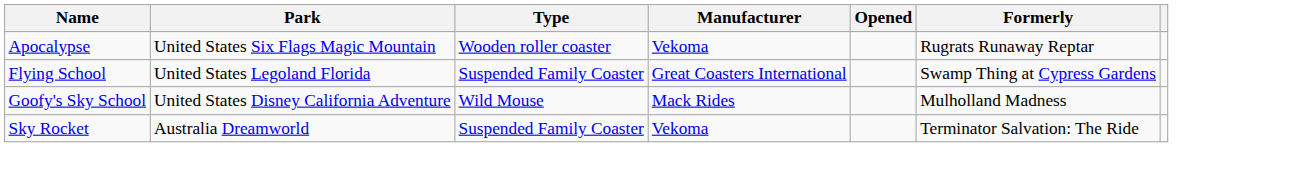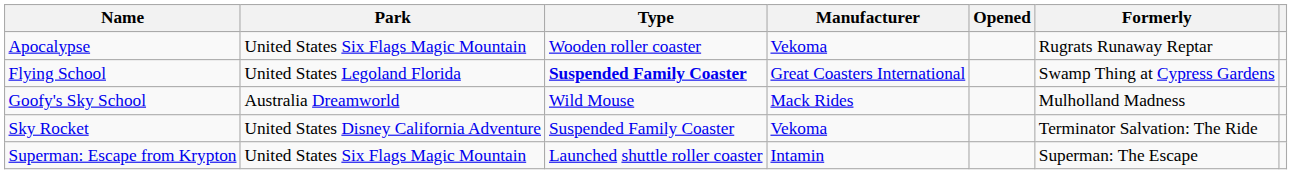(551, 73) normal -> (648, 73) bold
(302, 100) United States Disney California Adventure -> (322, 100) Australia Dreamworld
(232, 127) Australia Dreamworld -> (393, 127) United States Disney California Adventure
+ row: (122, 155)
